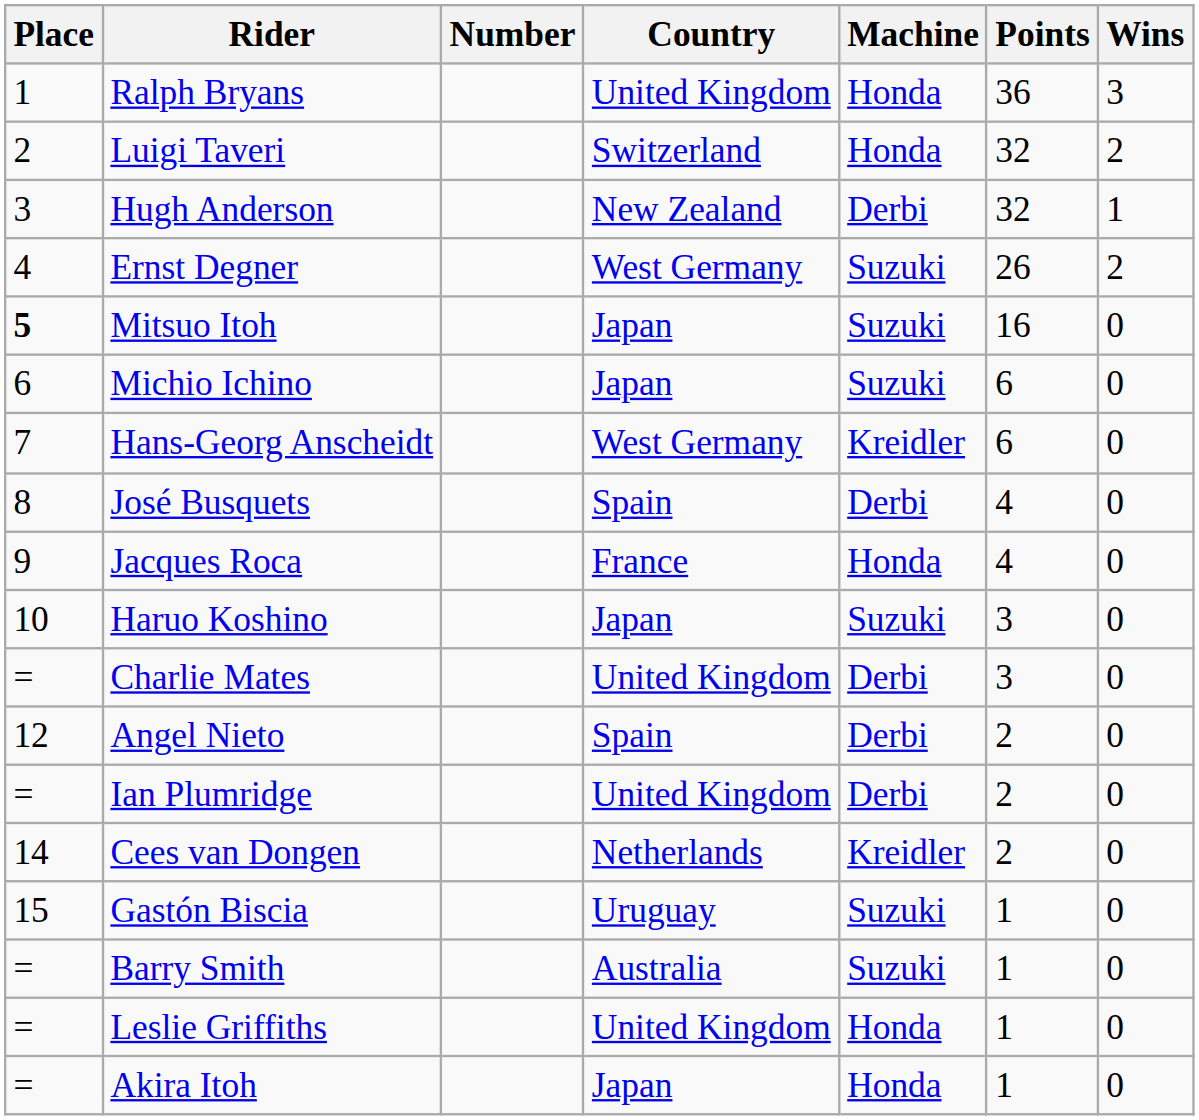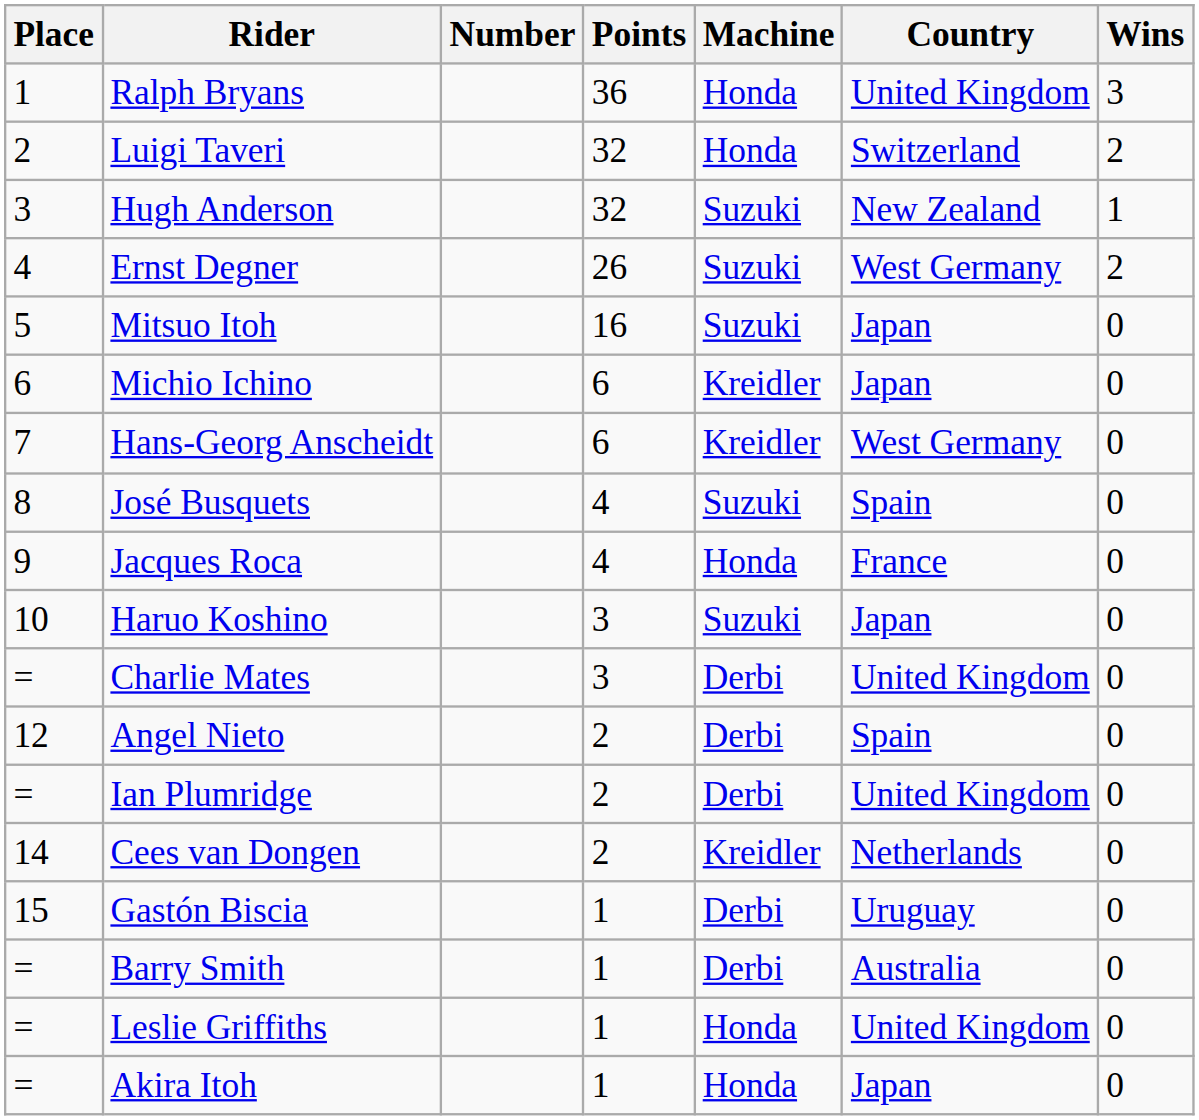columns swapped: (711, 33) <-> (1043, 33)
(887, 209) Derbi -> (752, 209) Suzuki
(22, 325) bold -> (22, 325) normal
(896, 384) Suzuki -> (762, 384) Kreidler
(887, 501) Derbi -> (752, 501) Suzuki
(896, 909) Suzuki -> (743, 909) Derbi
(896, 968) Suzuki -> (743, 968) Derbi
